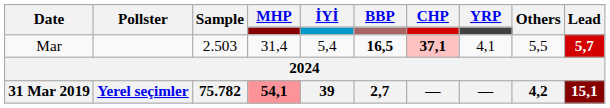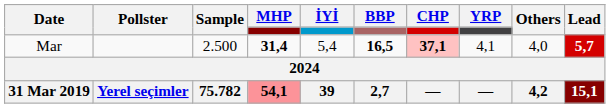(220, 45) 2.503 -> (220, 45) 2.500
(274, 45) normal -> (274, 45) bold
(538, 45) 5,5 -> (538, 45) 4,0
